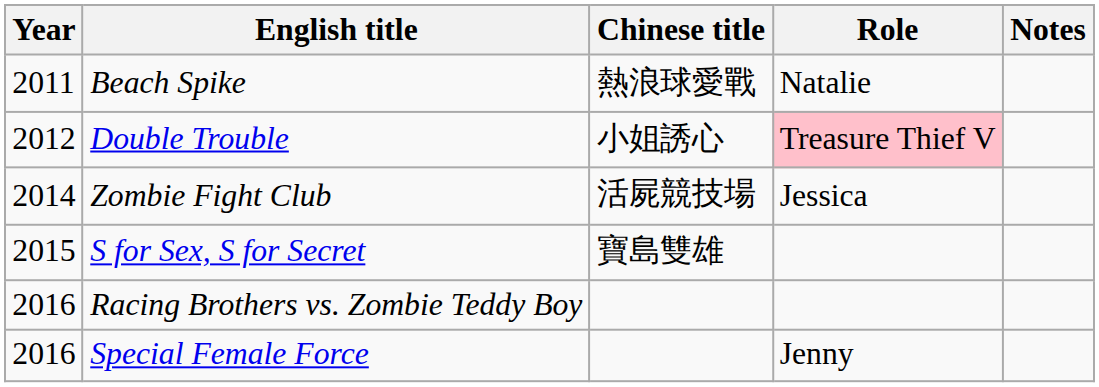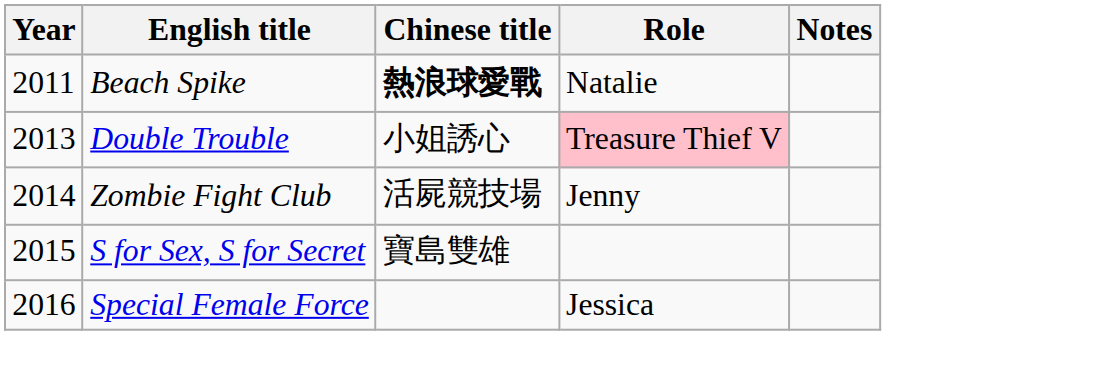(676, 81) normal -> (463, 81) bold
(44, 139) 2012 -> (44, 139) 2013
(824, 195) Jessica -> (603, 195) Jenny
- row: (336, 304)
(817, 354) Jenny -> (610, 304) Jessica
